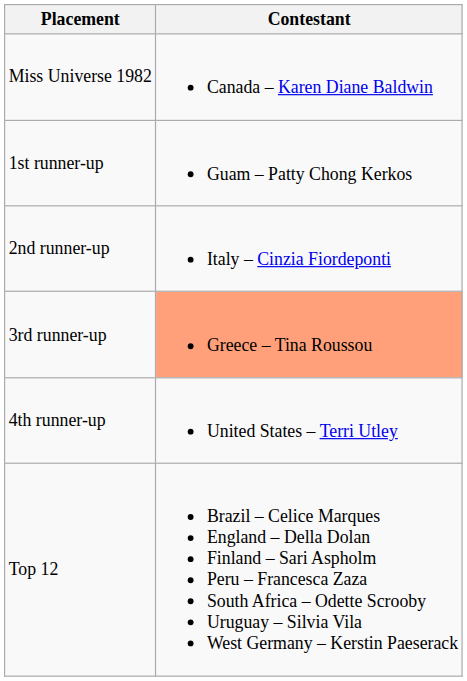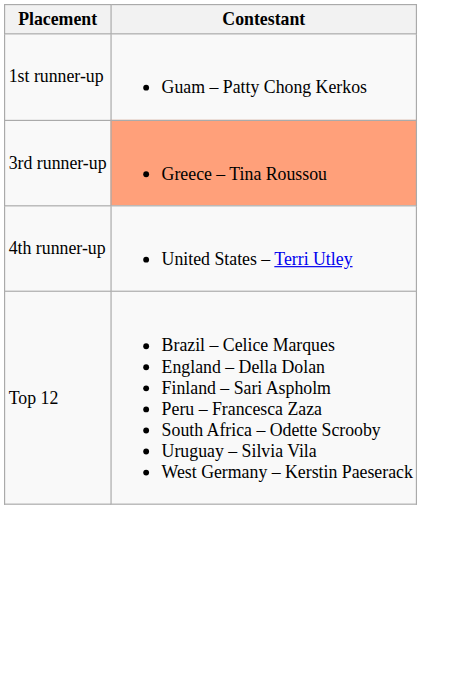- row: (80, 76)
- row: (59, 248)
